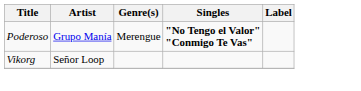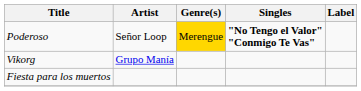(82, 36) Grupo Manía -> (141, 36) Señor Loop
(139, 36) no background -> (201, 36) gold background
(79, 59) Señor Loop -> (145, 59) Grupo Manía
+ row: (59, 77)
